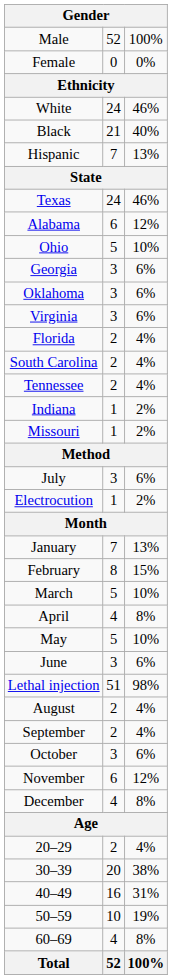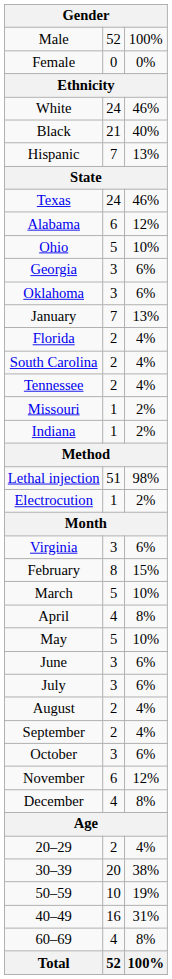rows swapped: (54, 316) <-> (54, 547)
rows swapped: (54, 408) <-> (54, 431)
rows swapped: (54, 685) <-> (54, 477)
rows swapped: (54, 893) <-> (54, 916)
